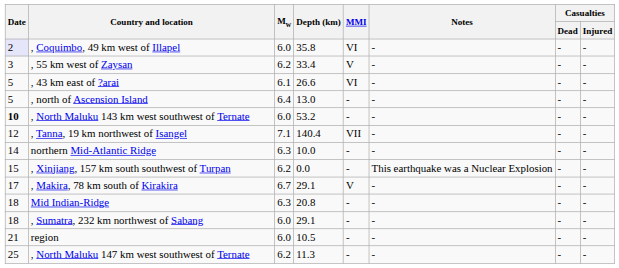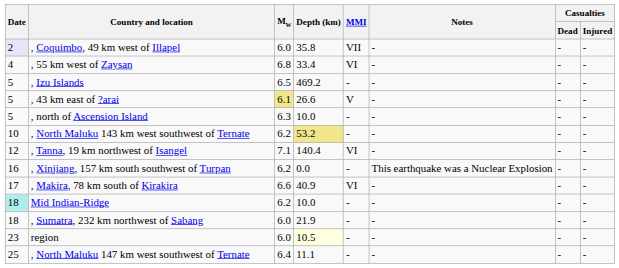(352, 47) VI -> (353, 47) VII
(10, 64) 3 -> (10, 64) 4
(284, 64) 6.2 -> (284, 64) 6.8
(350, 64) V -> (352, 64) VI
+ row: (57, 82)
(284, 82) no background -> (284, 99) khaki background
(352, 82) VI -> (350, 99) V
(284, 99) 6.4 -> (284, 116) 6.3
(306, 99) 13.0 -> (306, 116) 10.0
(13, 116) bold -> (13, 133) normal
(284, 116) 6.0 -> (284, 133) 6.2
(306, 116) no background -> (306, 133) khaki background
(353, 133) VII -> (352, 151) VI
- row: (93, 151)
(13, 168) 15 -> (13, 168) 16
(284, 185) 6.7 -> (284, 185) 6.6
(306, 185) 29.1 -> (306, 185) 40.9
(350, 185) V -> (352, 185) VI
(13, 202) no background -> (13, 202) paleturquoise background
(284, 202) 6.3 -> (284, 202) 6.2
(306, 202) 20.8 -> (306, 202) 10.0
(306, 220) 29.1 -> (306, 220) 21.9
(13, 237) 21 -> (13, 237) 23
(306, 237) no background -> (306, 237) lightyellow background
(284, 254) 6.2 -> (284, 254) 6.4
(306, 254) 11.3 -> (306, 254) 11.1
